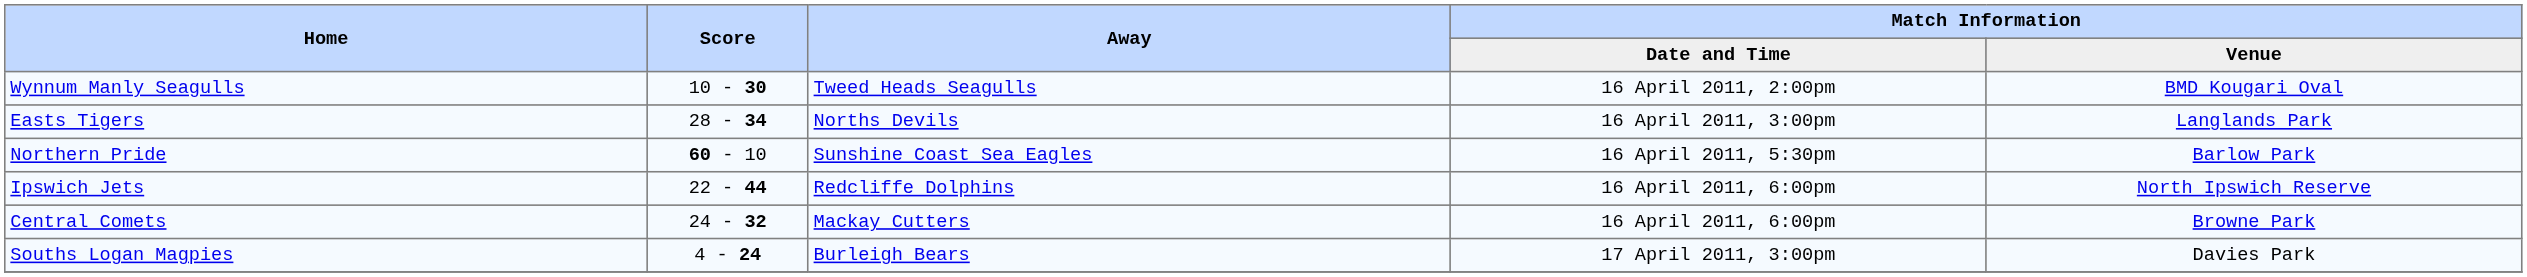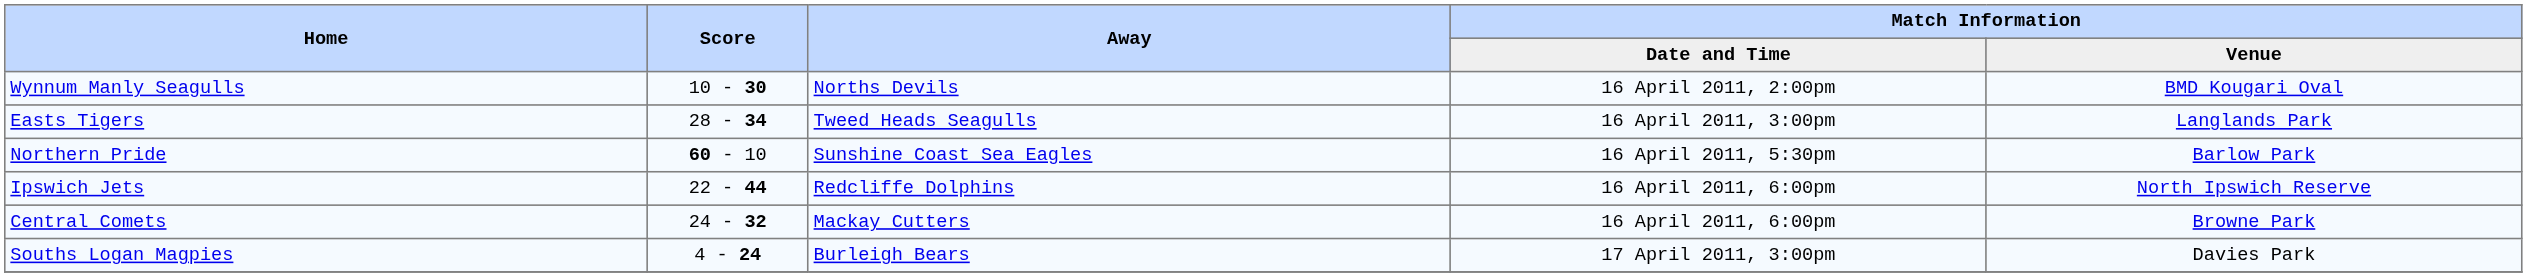(925, 88) Tweed Heads Seagulls -> (886, 88) Norths Devils
(886, 122) Norths Devils -> (925, 122) Tweed Heads Seagulls
